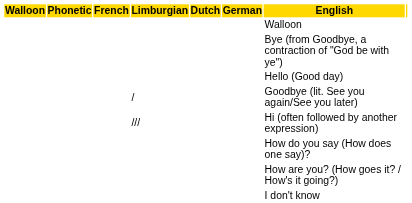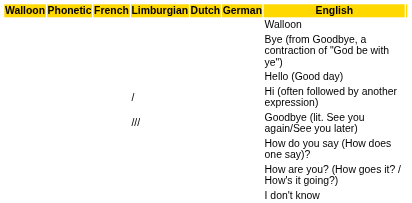(315, 97) Goodbye (lit. See you again/See you later) -> (331, 97) Hi (often followed by another expression)
(331, 123) Hi (often followed by another expression) -> (315, 123) Goodbye (lit. See you again/See you later)
